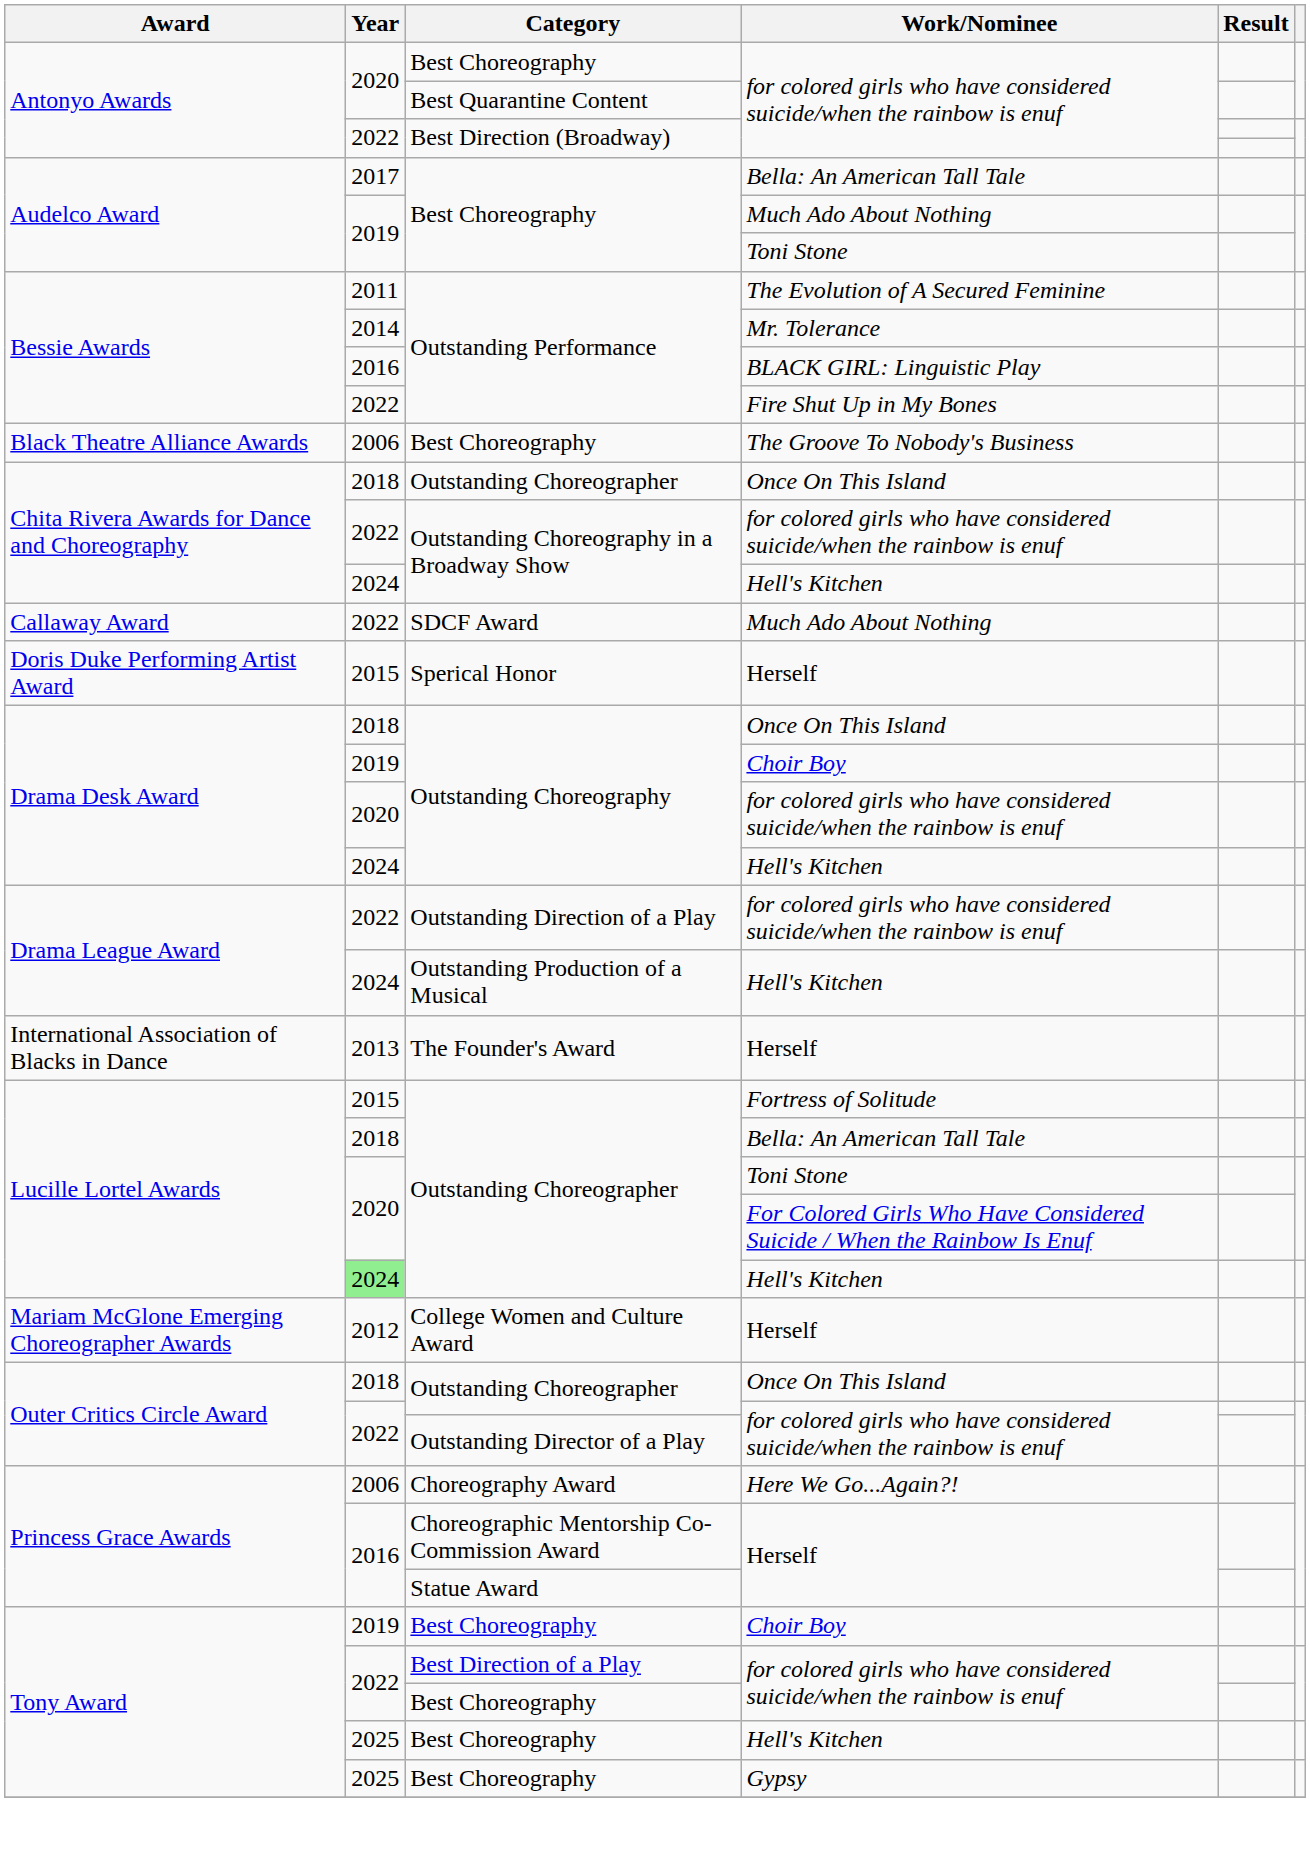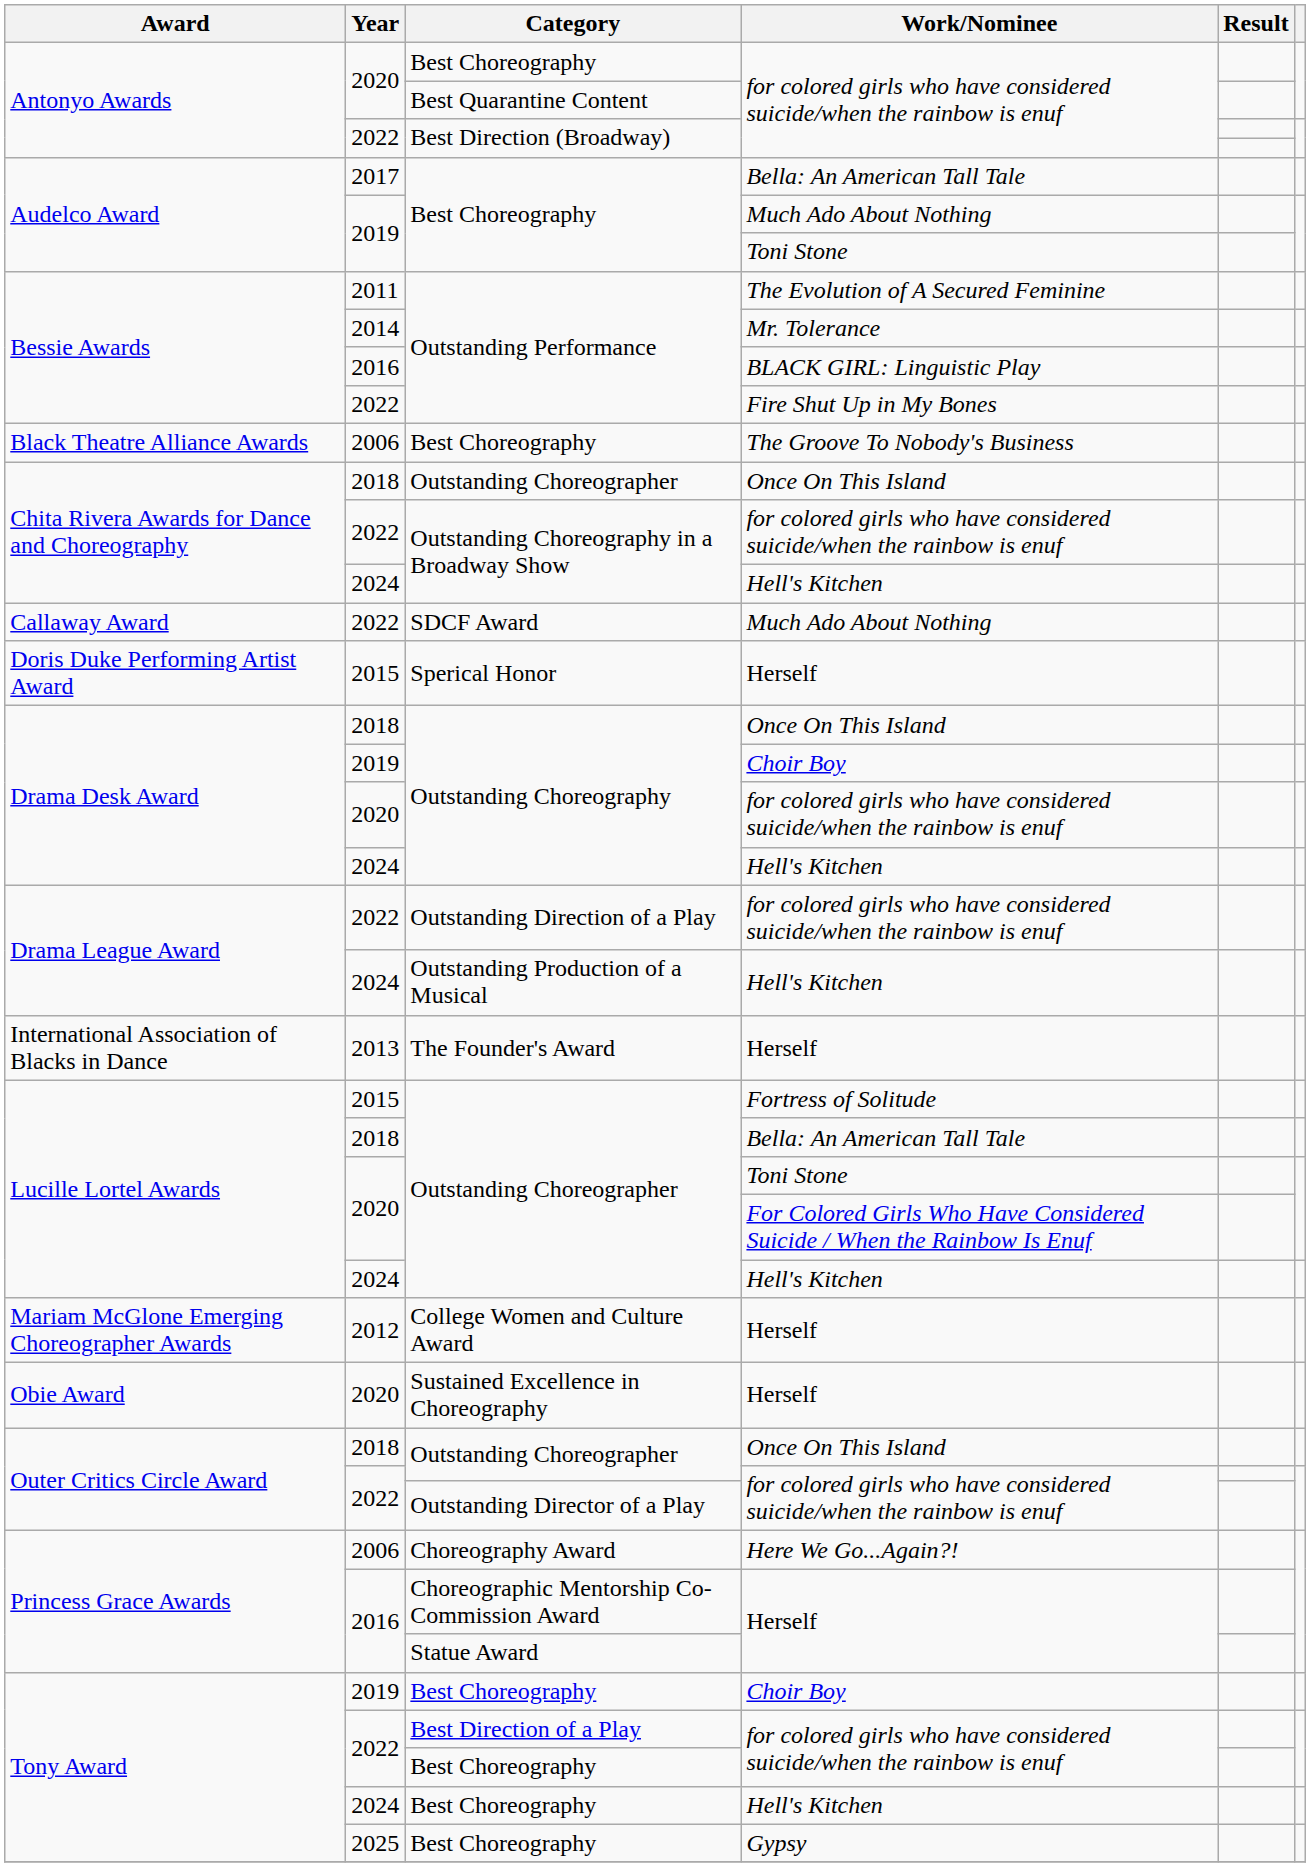(375, 1278) lightgreen background -> (375, 1278) no background
+ row: (525, 1394)
(375, 1739) 2025 -> (375, 1804) 2024
